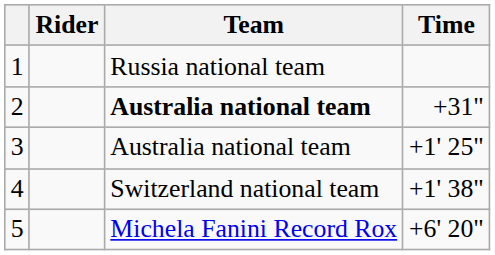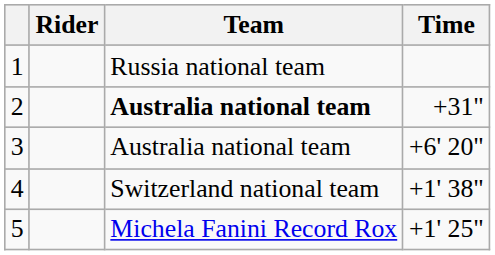(446, 147) +1' 25" -> (446, 147) +6' 20"
(446, 229) +6' 20" -> (446, 229) +1' 25"
